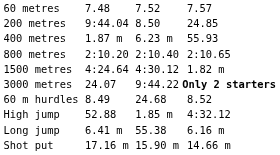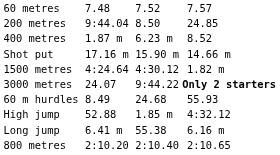(203, 39) 55.93 -> (200, 39) 8.52
rows swapped: (35, 54) <-> (28, 145)
(200, 100) 8.52 -> (203, 100) 55.93
